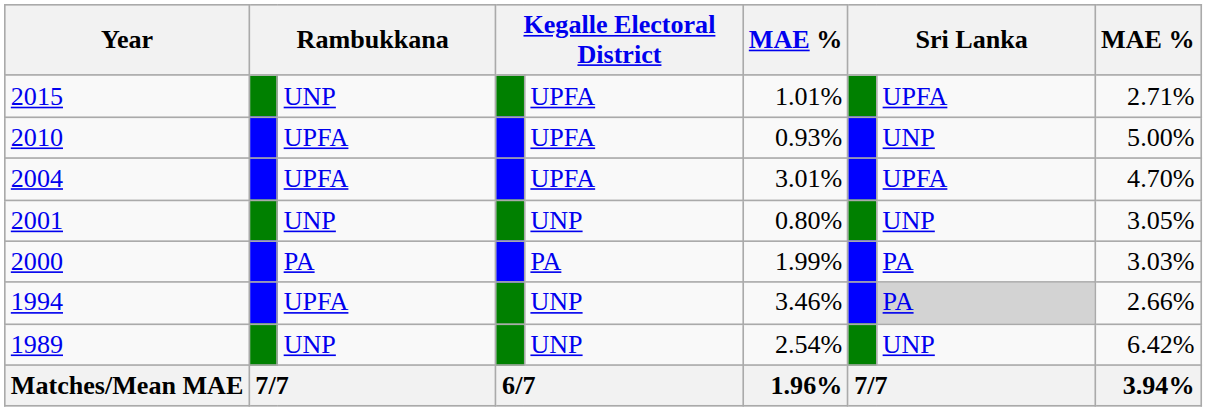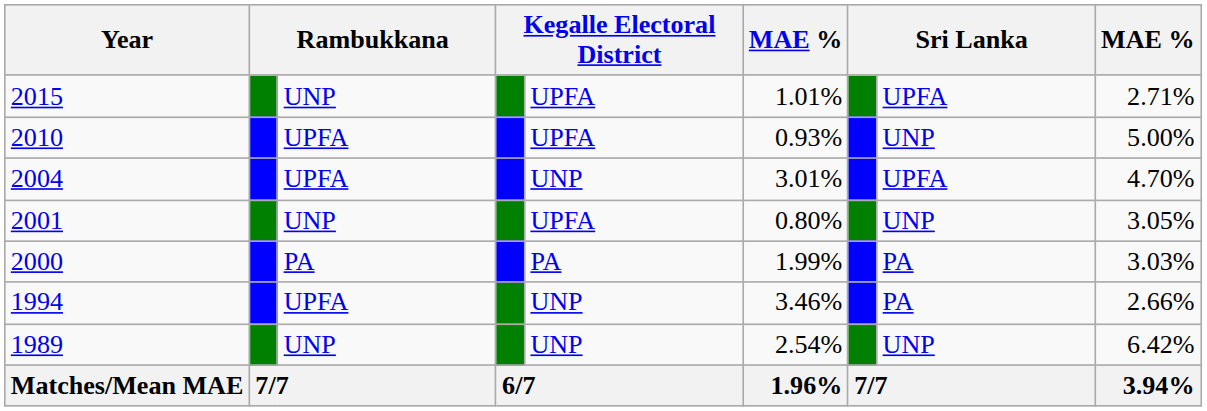(563, 178) UPFA -> (557, 178) UNP
(557, 219) UNP -> (563, 219) UPFA
(898, 302) lightgrey background -> (898, 302) no background
